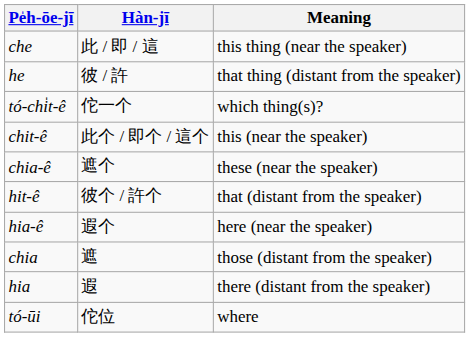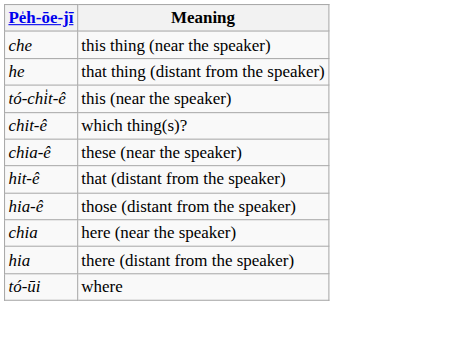- column: (145, 17)
(270, 106) which thing(s)? -> (156, 98) this (near the speaker)
(292, 136) this (near the speaker) -> (134, 125) which thing(s)?
(295, 226) here (near the speaker) -> (189, 206) those (distant from the speaker)
(325, 256) those (distant from the speaker) -> (159, 233) here (near the speaker)
